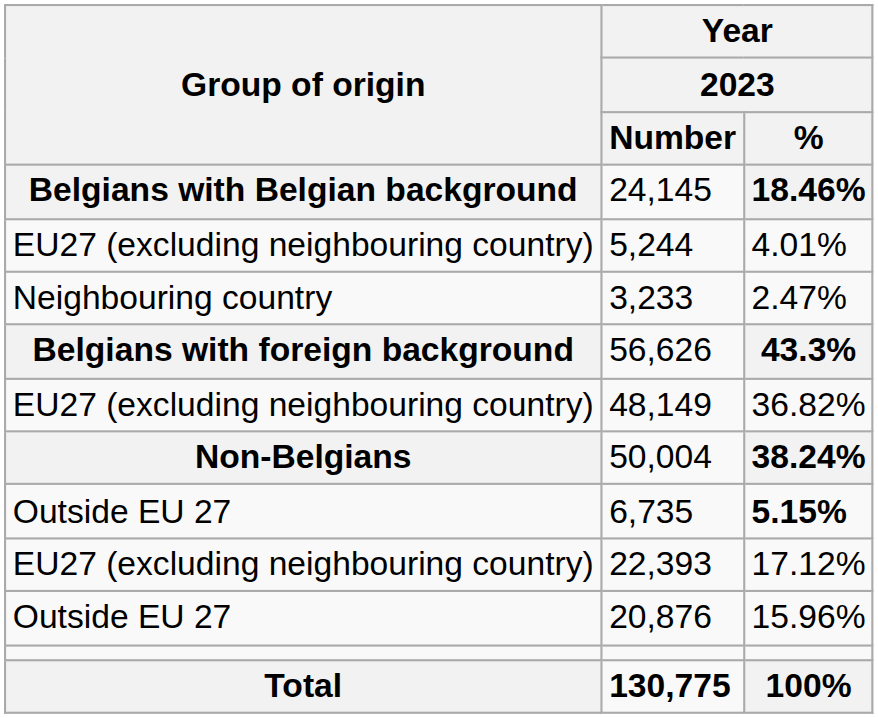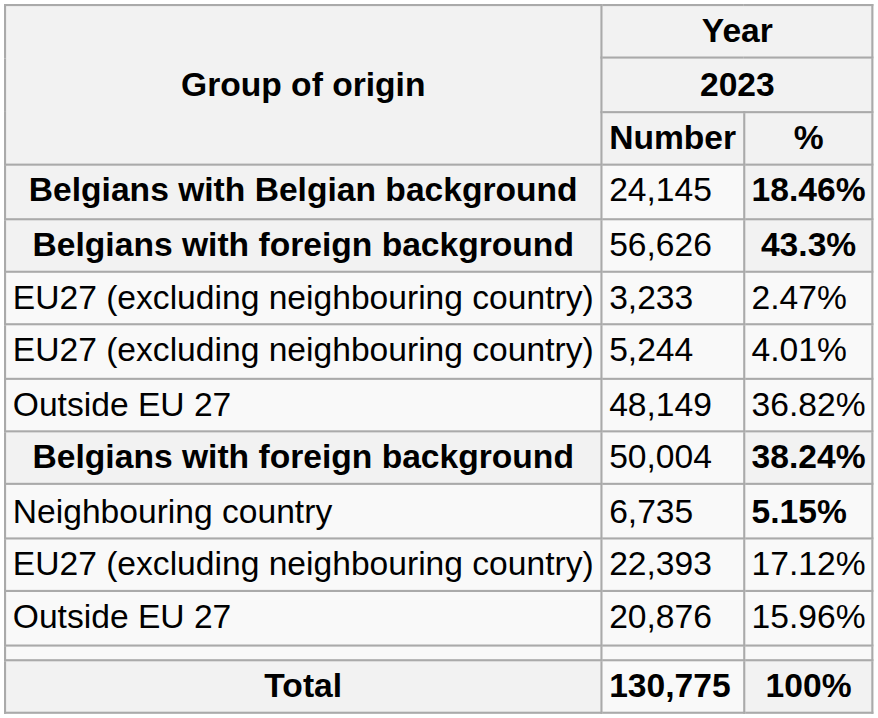rows swapped: (661, 350) <-> (651, 244)
(172, 297) Neighbouring country -> (303, 297) EU27 (excluding neighbouring country)
(303, 404) EU27 (excluding neighbouring country) -> (122, 404) Outside EU 27
(303, 457) Non-Belgians -> (303, 457) Belgians with foreign background
(122, 510) Outside EU 27 -> (172, 510) Neighbouring country
